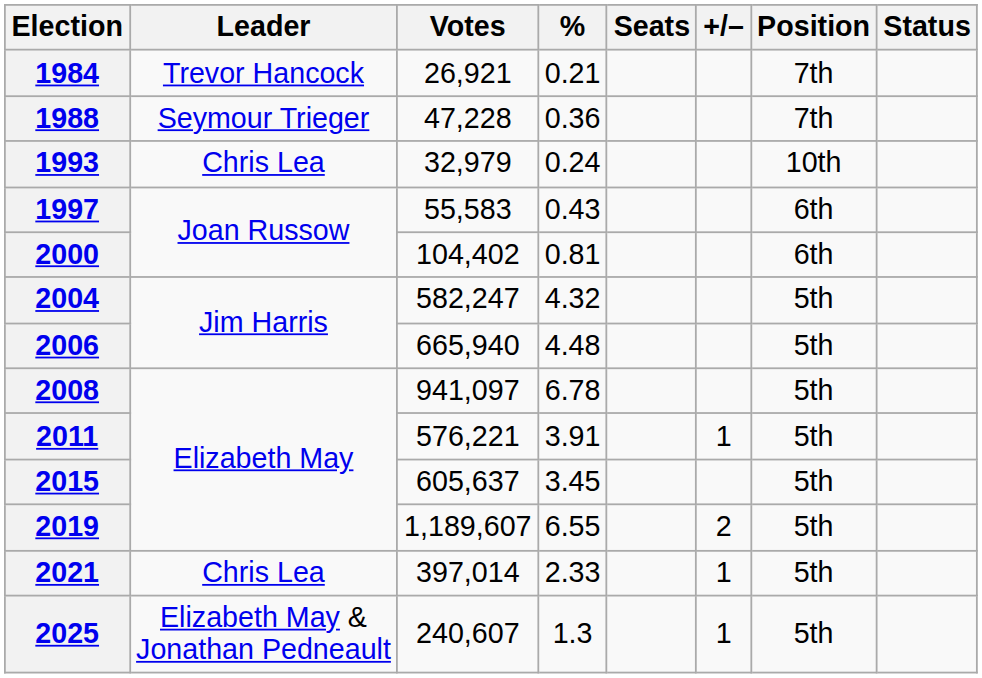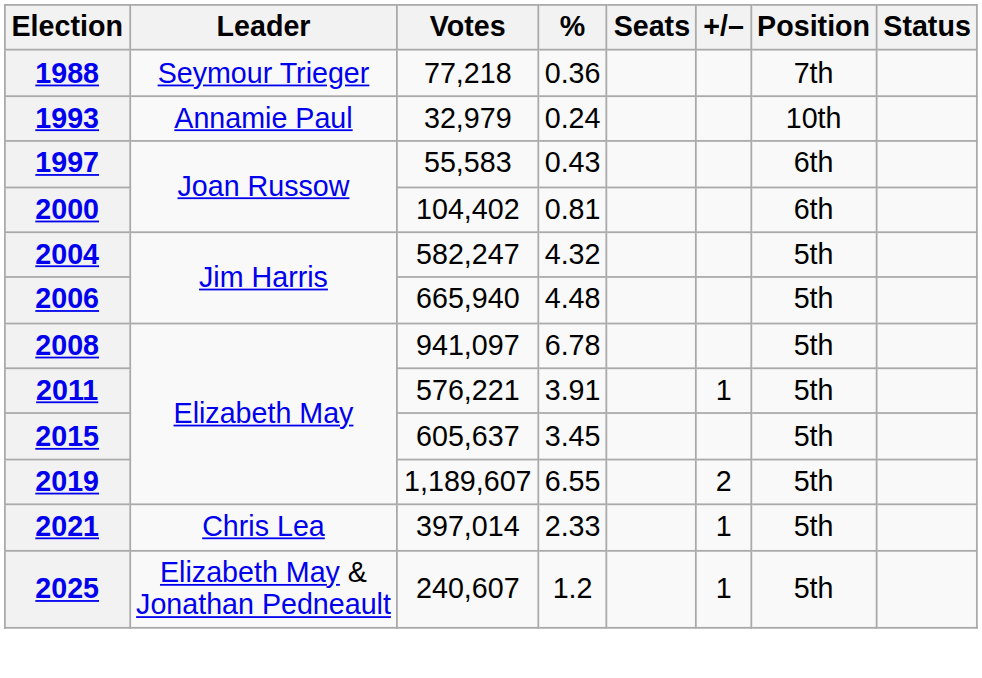- row: (67, 72)
(468, 118) 47,228 -> (468, 72) 77,218
(263, 163) Chris Lea -> (263, 118) Annamie Paul
(573, 633) 1.3 -> (573, 588) 1.2
